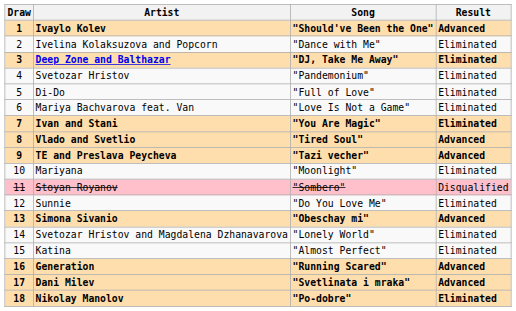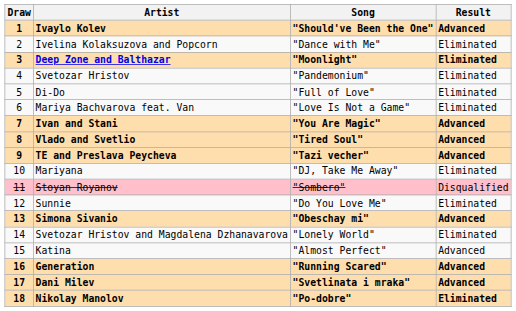(345, 60) "DJ, Take Me Away" -> (325, 60) "Moonlight"
(467, 124) Eliminated -> (462, 124) Advanced
(325, 171) "Moonlight" -> (345, 171) "DJ, Take Me Away"
(467, 251) Eliminated -> (462, 251) Advanced
